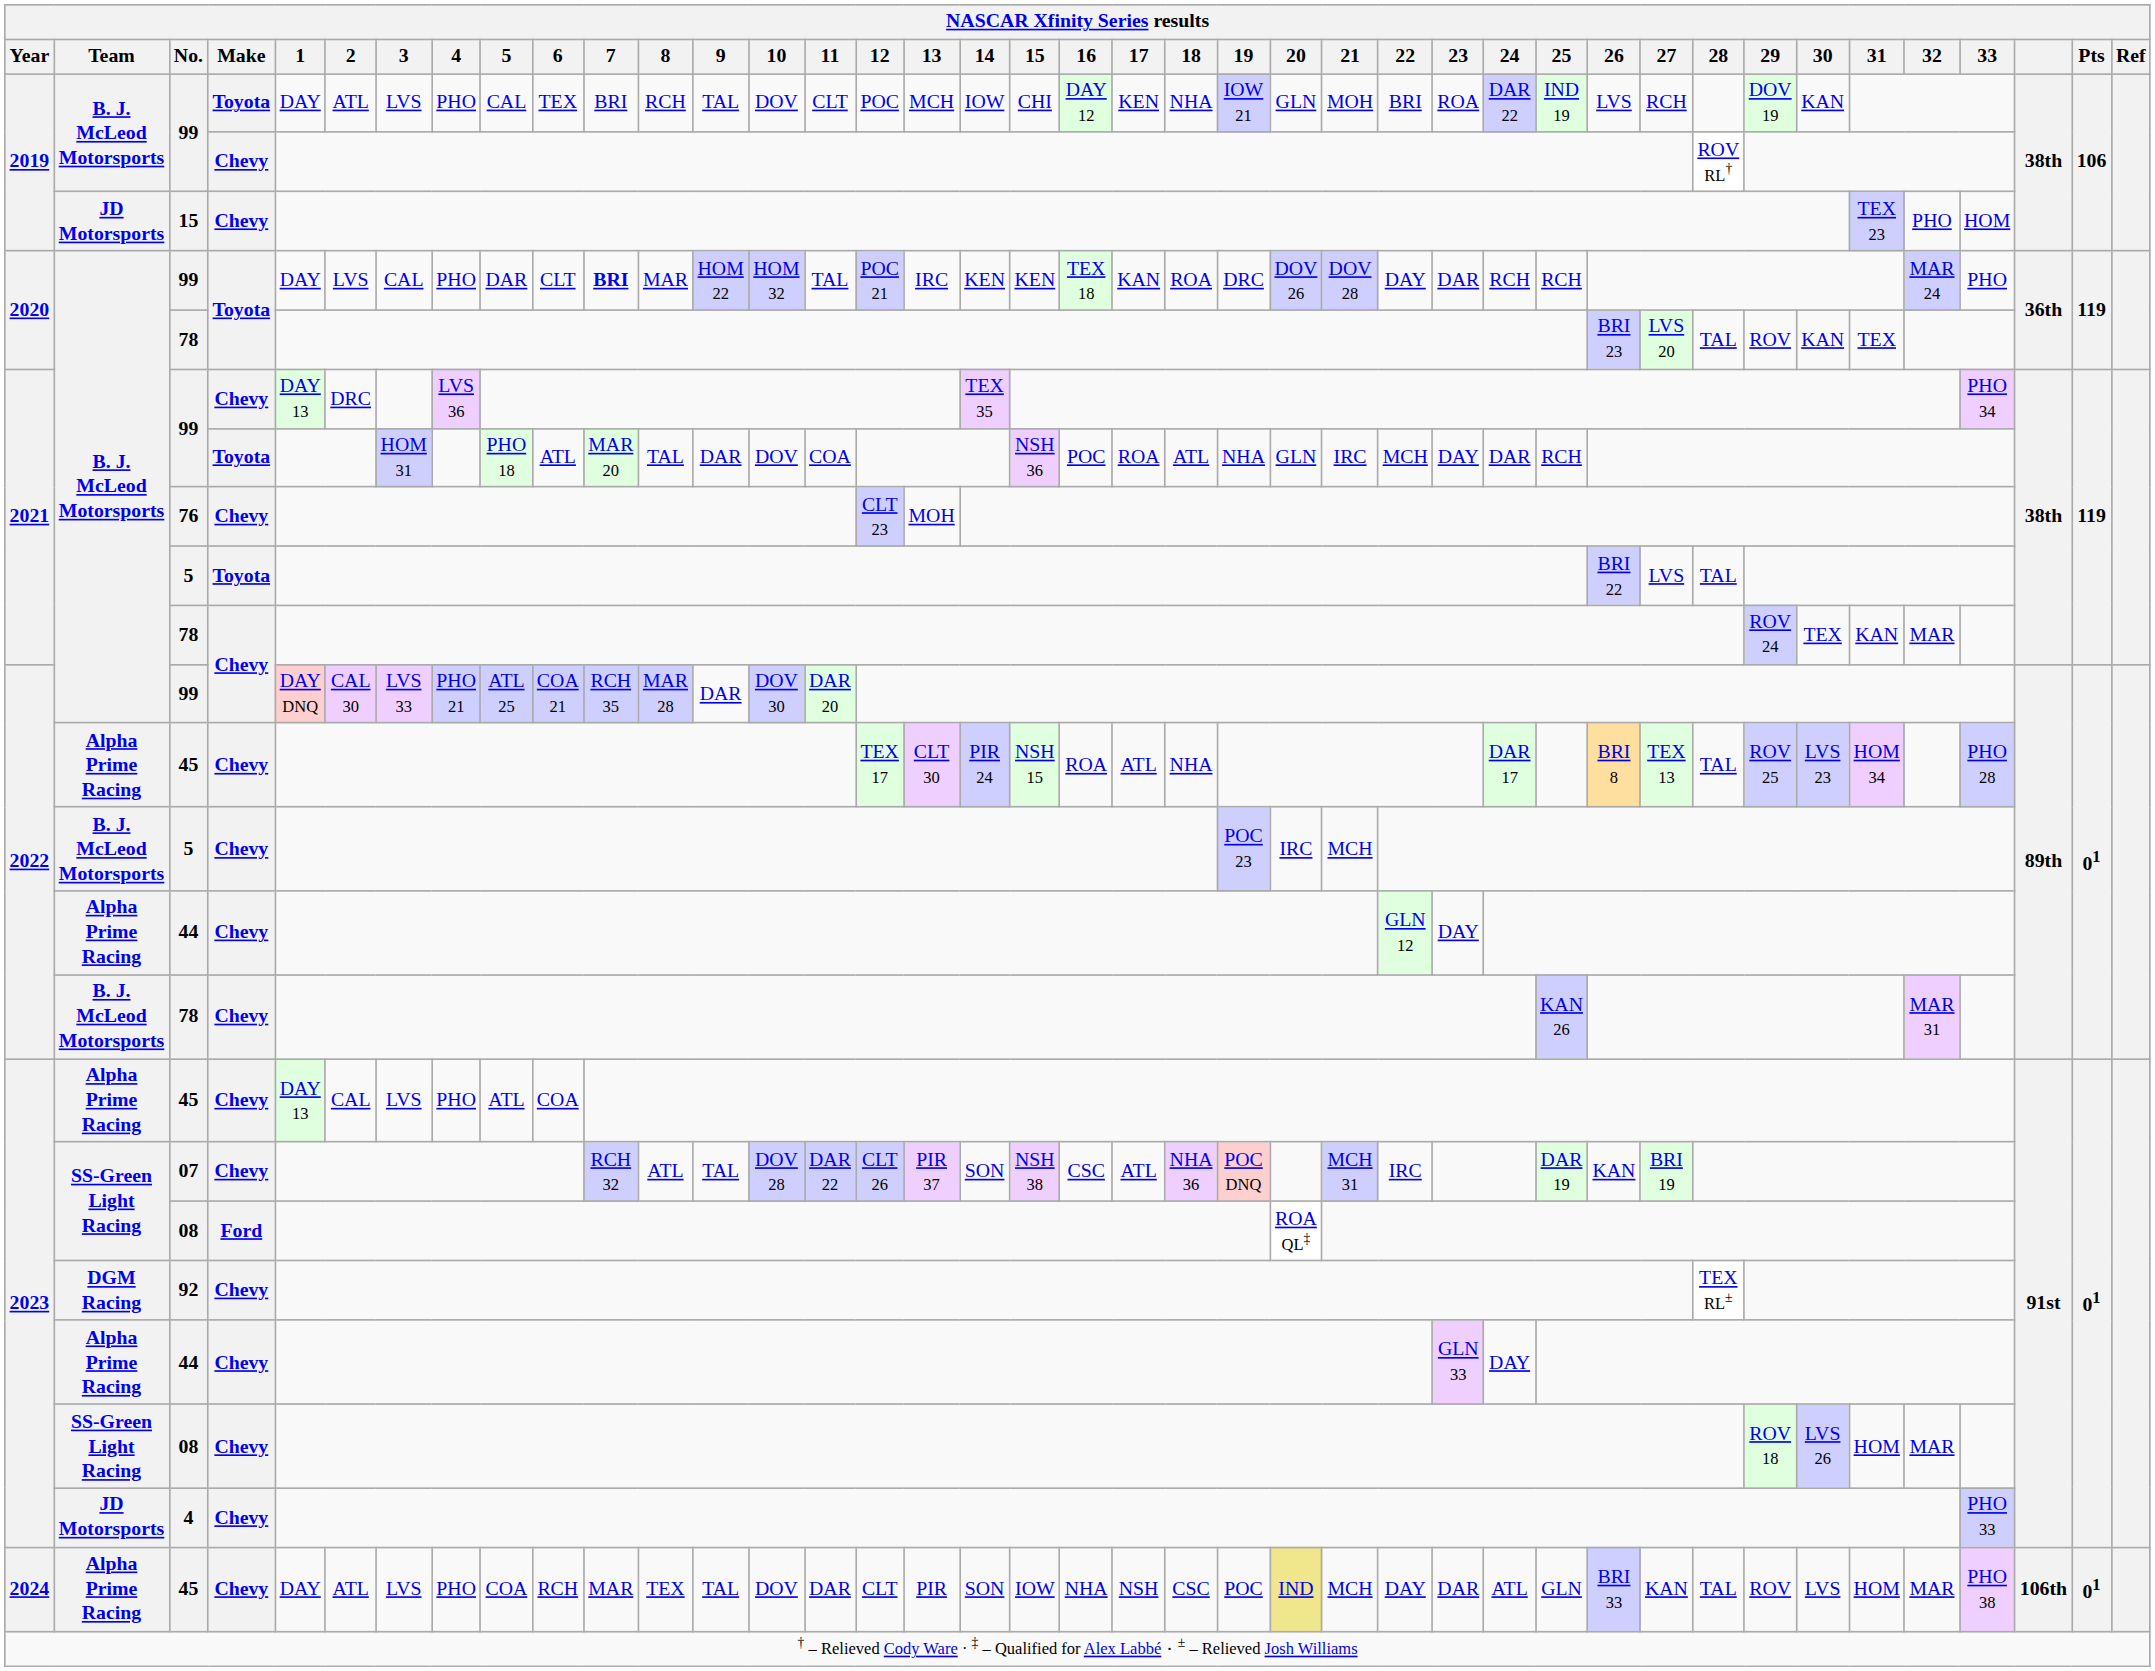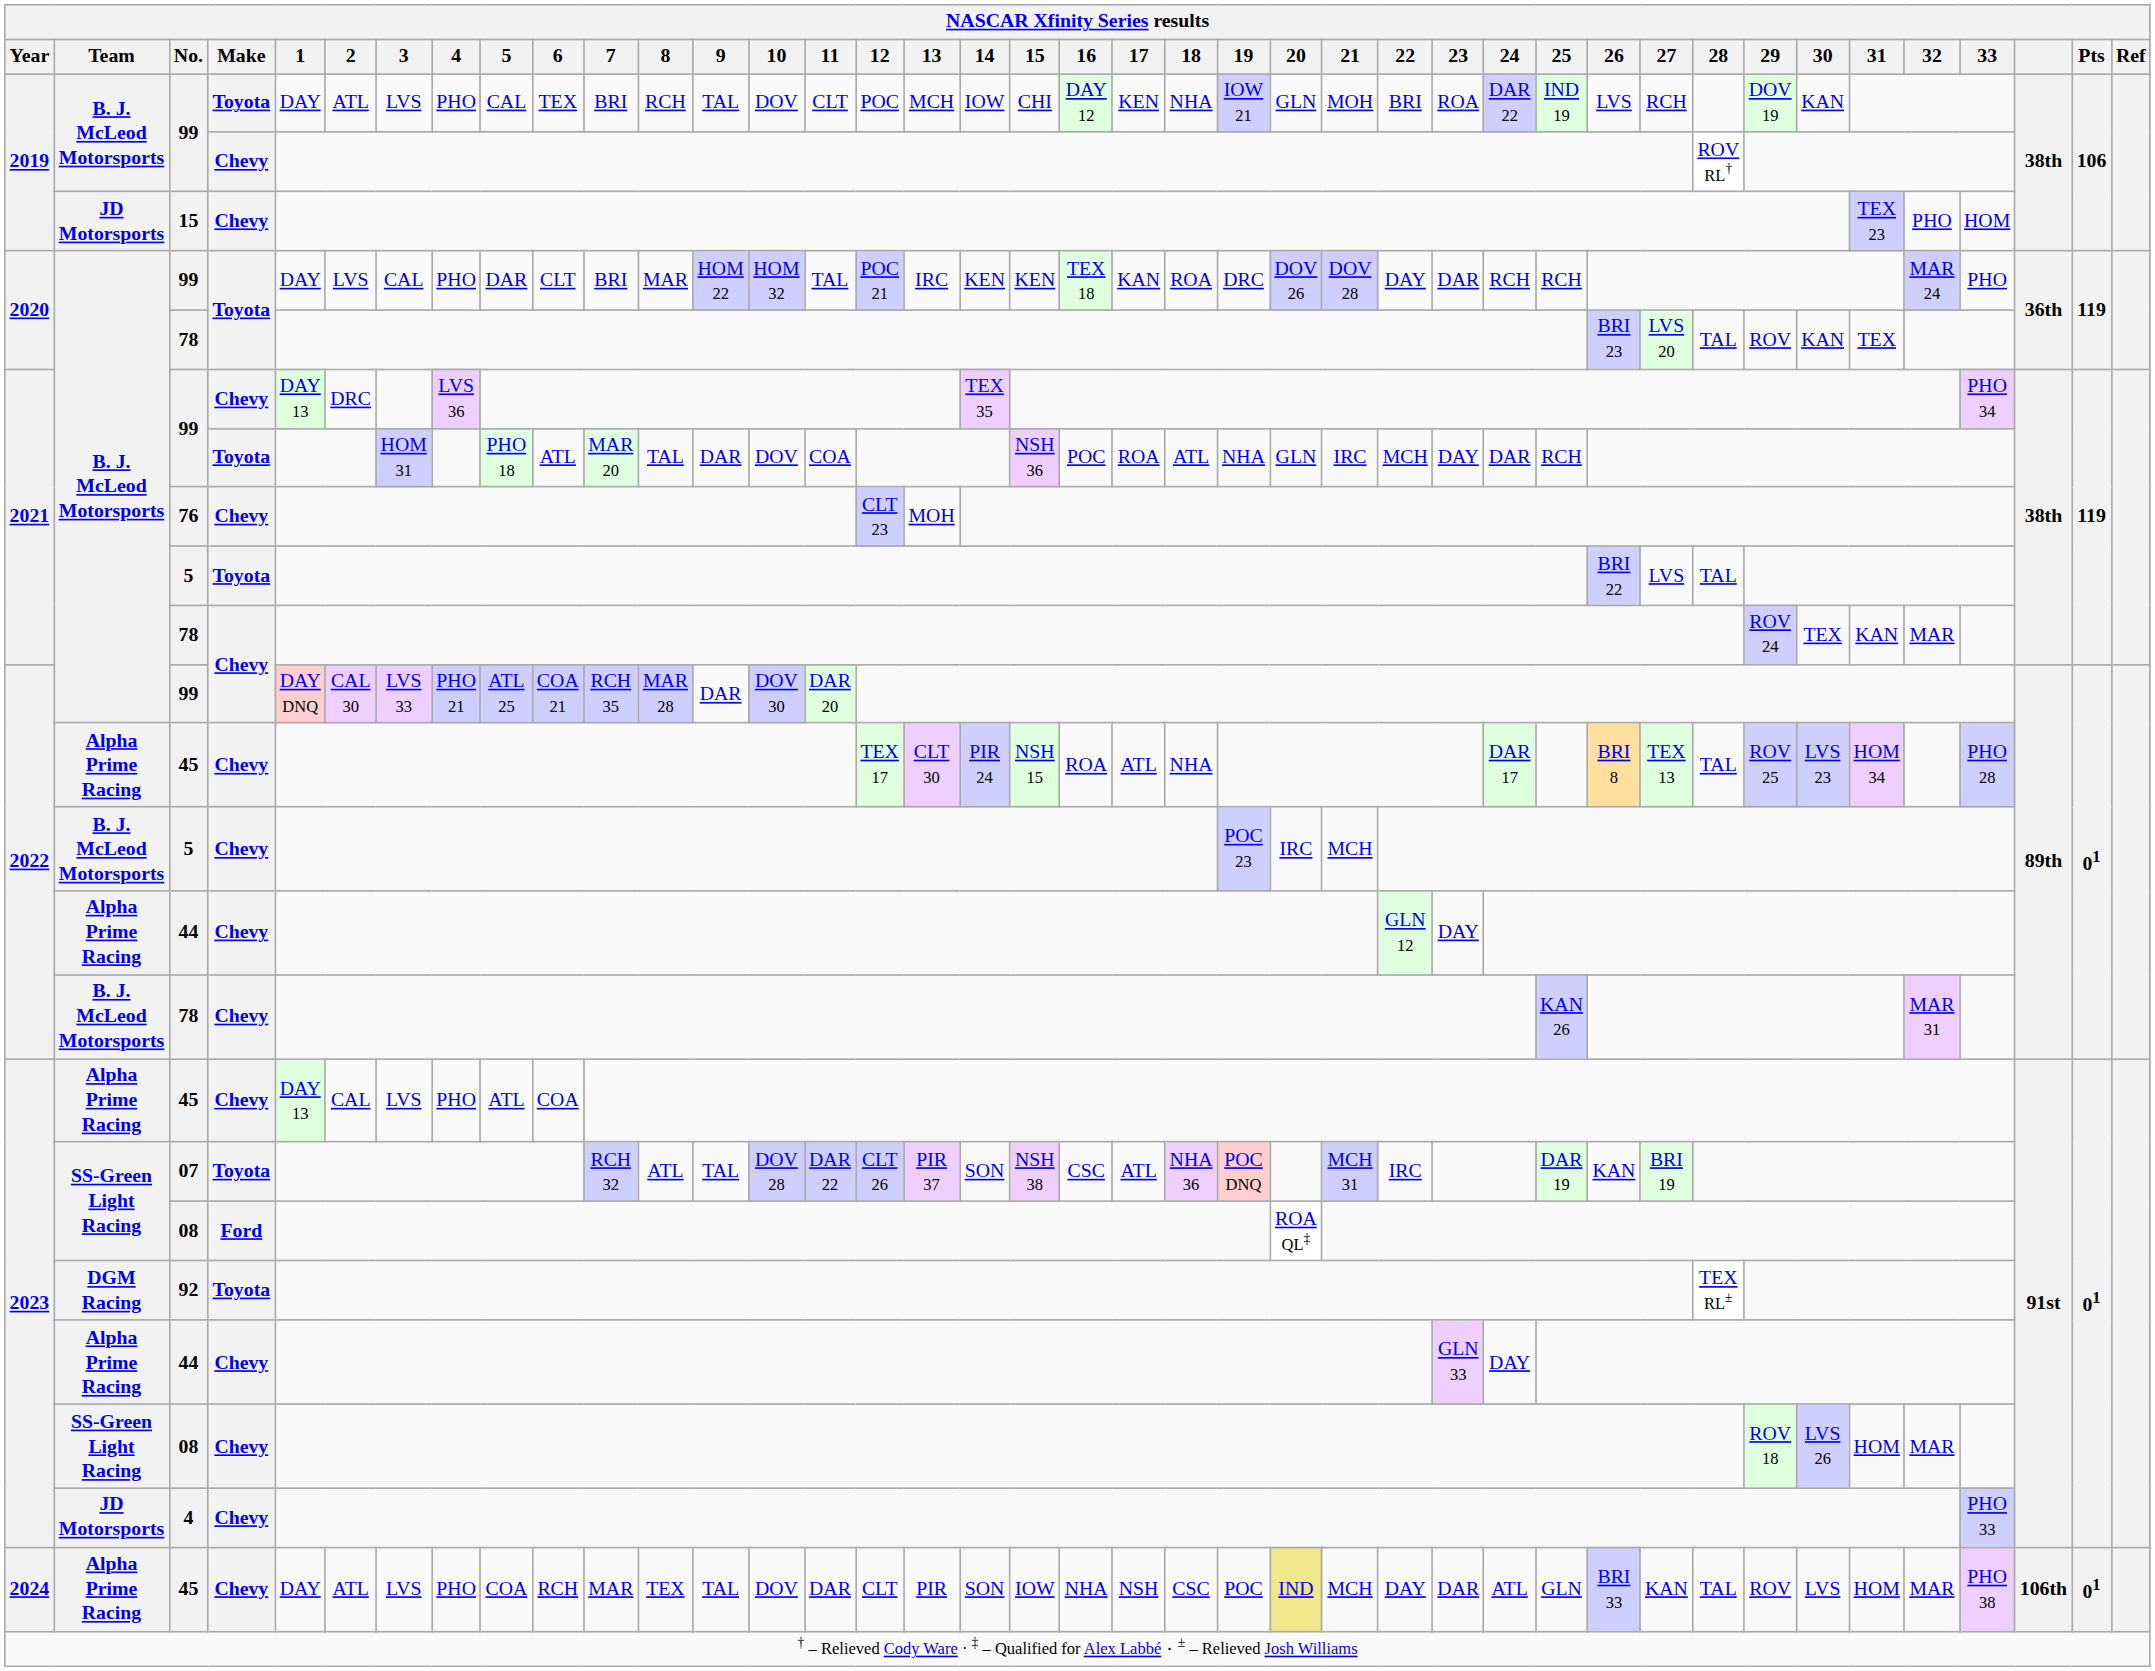(611, 280) bold -> (611, 280) normal
(241, 1171) Chevy -> (241, 1171) Toyota
(241, 1290) Chevy -> (241, 1290) Toyota
